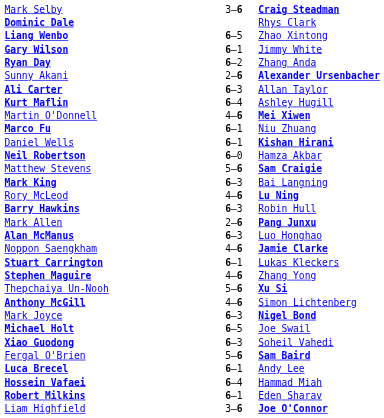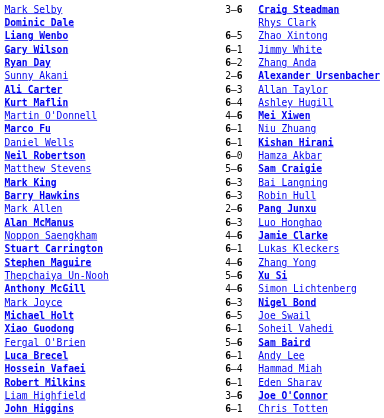- row: (36, 196)
(234, 342) 6–3 -> (234, 329) 6–1
+ row: (39, 409)
